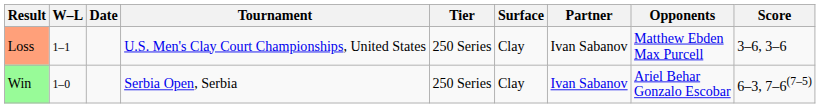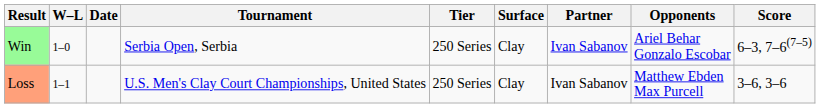rows swapped: (20, 84) <-> (21, 45)
